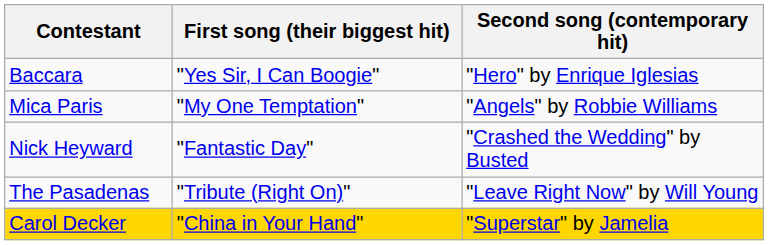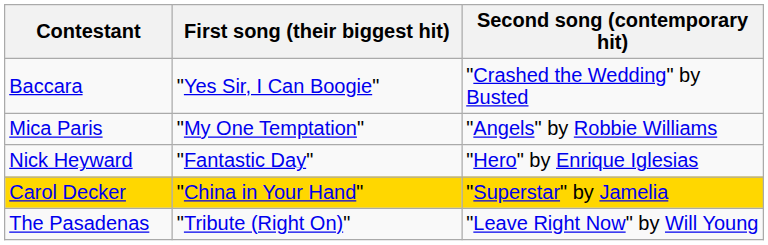(582, 74) "Hero" by Enrique Iglesias -> (583, 85) "Crashed the Wedding" by Busted
(583, 149) "Crashed the Wedding" by Busted -> (582, 160) "Hero" by Enrique Iglesias
rows swapped: (68, 223) <-> (79, 192)
